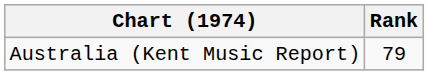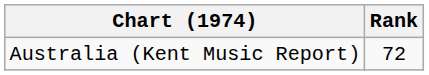(394, 54) 79 -> (394, 54) 72
